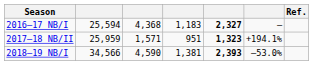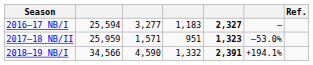(148, 25) 4,368 -> (148, 25) 3,277
(264, 39) +194.1% -> (267, 39) –53.0%
(188, 53) 1,381 -> (188, 53) 1,332
(229, 53) 2,393 -> (229, 53) 2,391
(267, 53) –53.0% -> (264, 53) +194.1%
